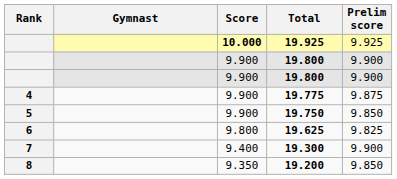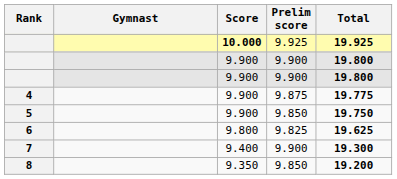columns swapped: (367, 20) <-> (304, 20)
